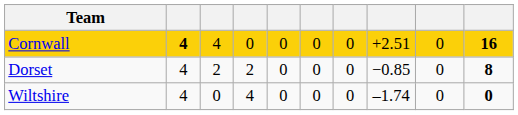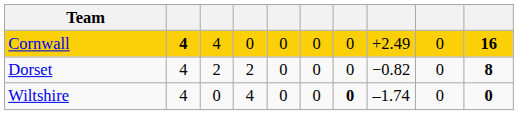(391, 43) +2.51 -> (391, 43) +2.49
(391, 69) −0.85 -> (391, 69) −0.82
(350, 95) normal -> (350, 95) bold
